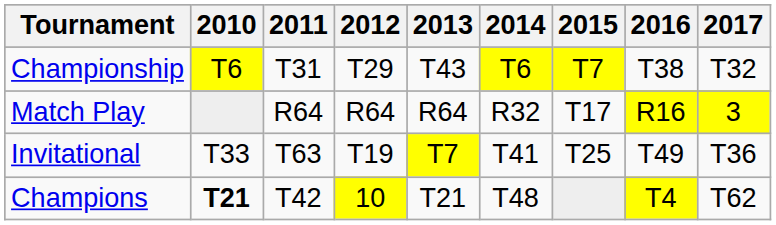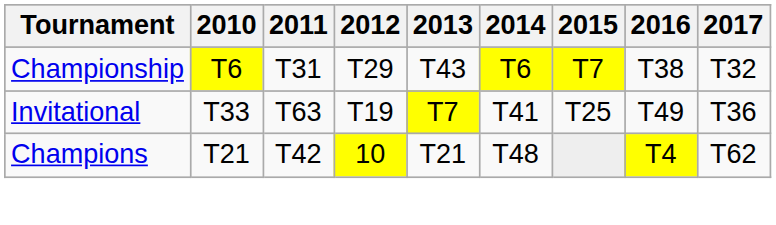- row: (78, 111)
(226, 197) bold -> (226, 154) normal
